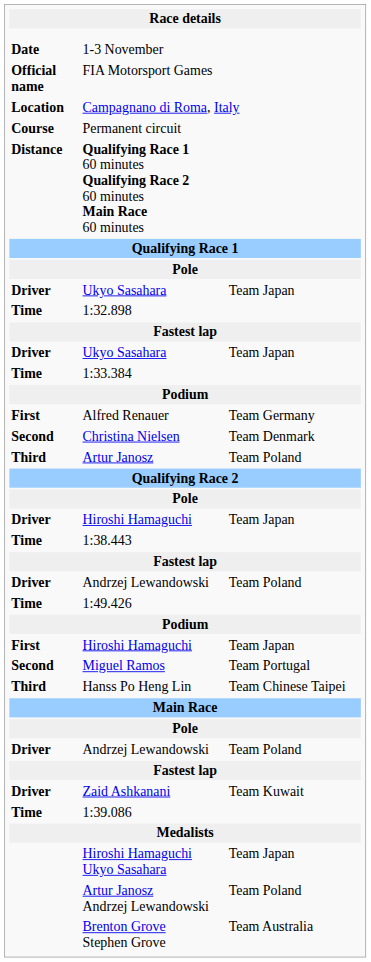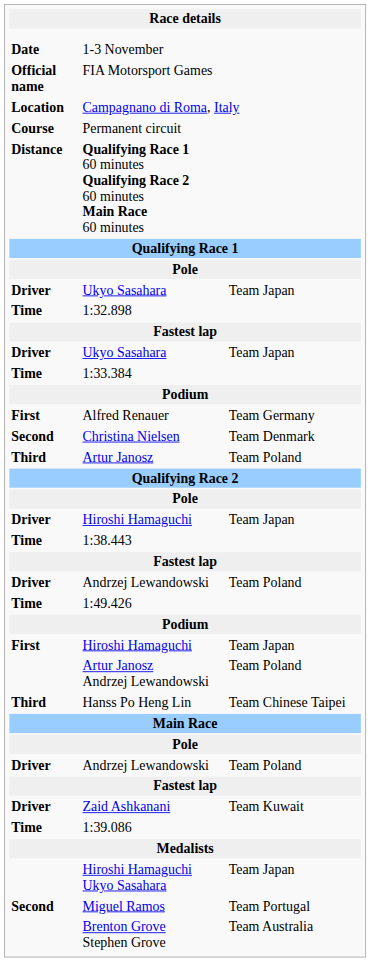rows swapped: (33, 666) <-> (44, 899)
